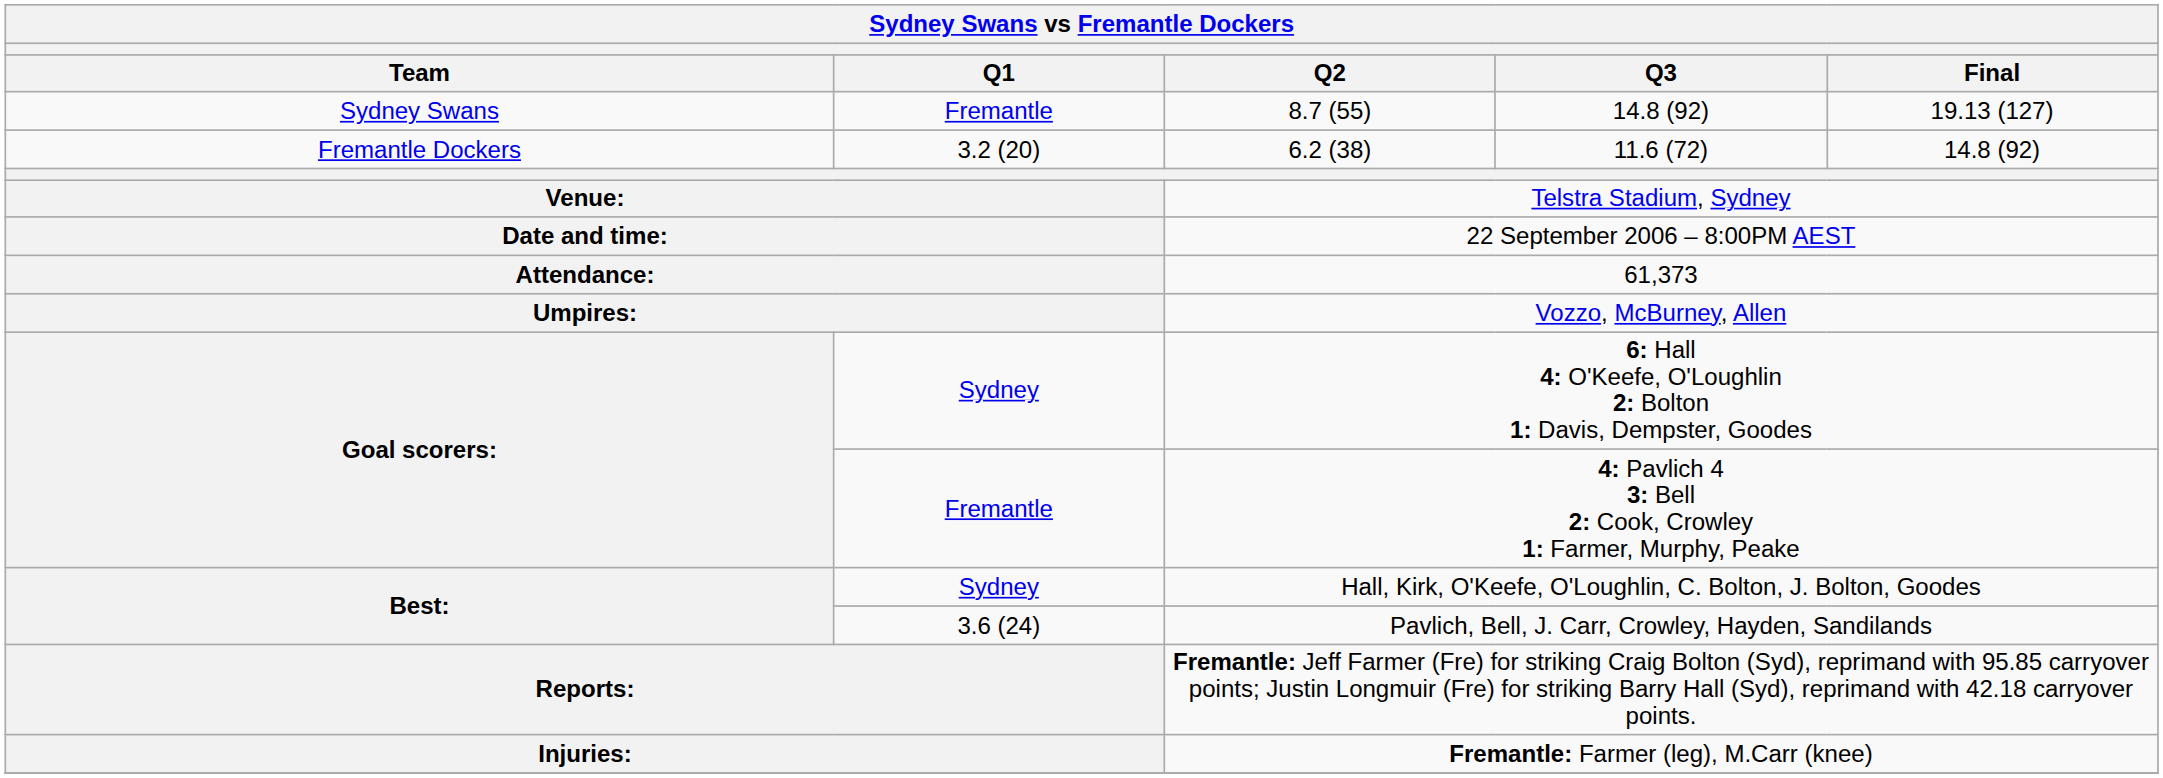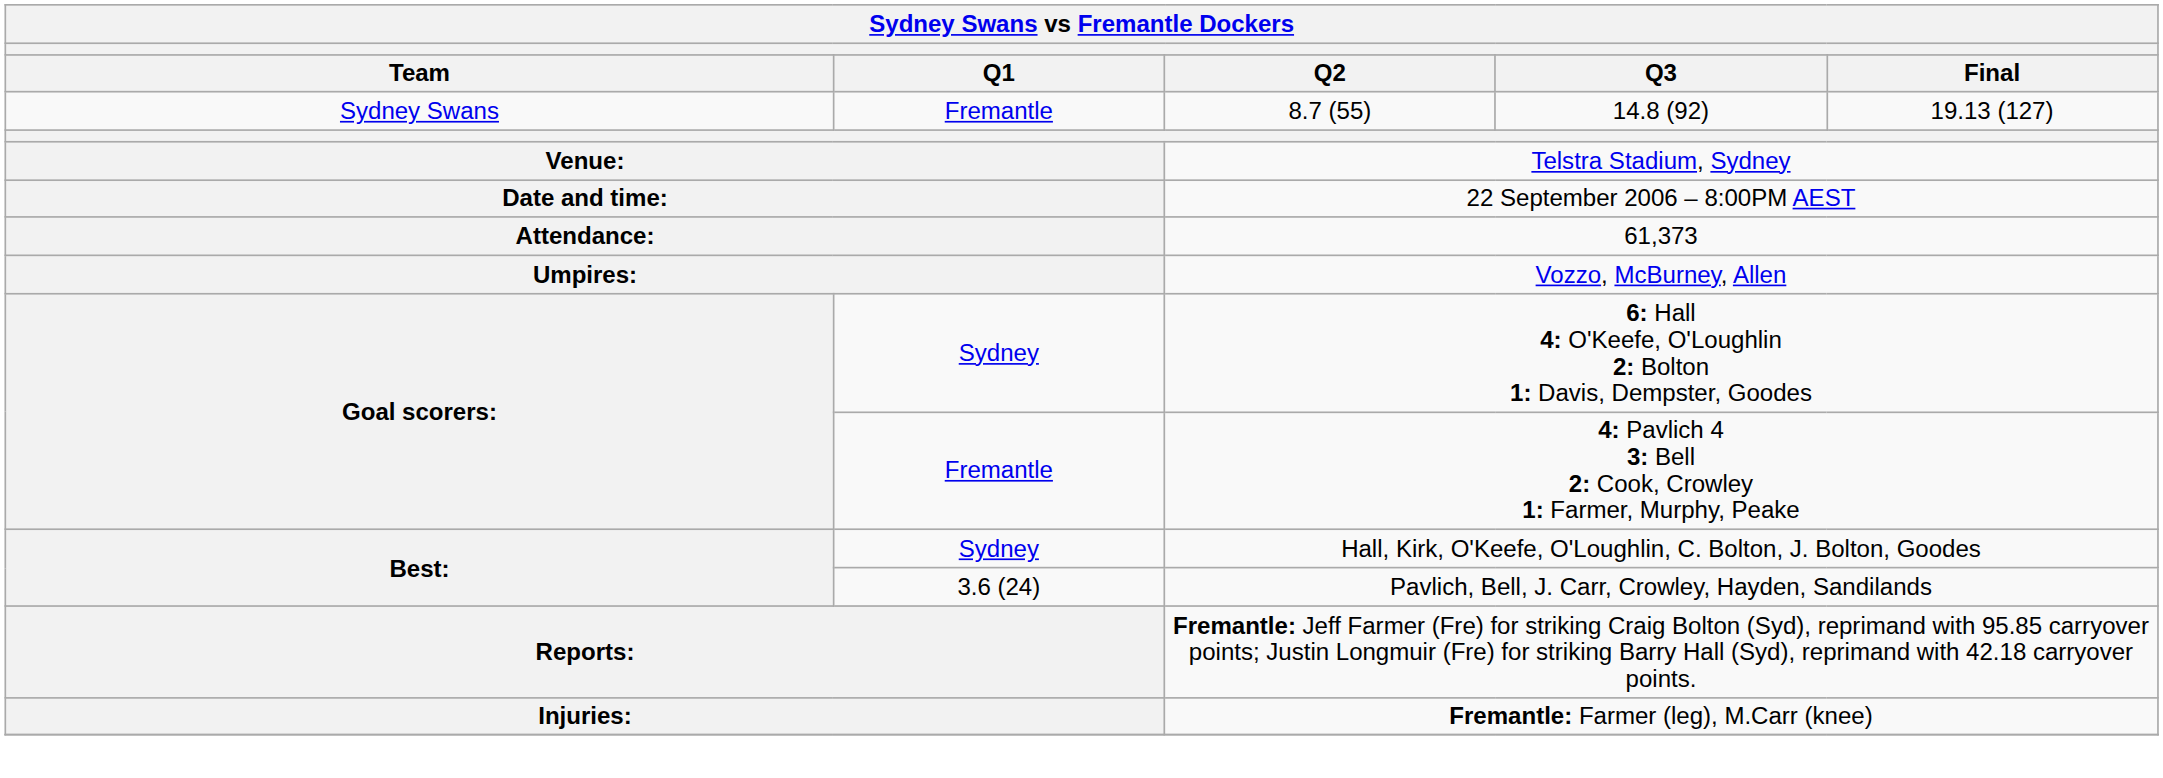- row: (1330, 149)
